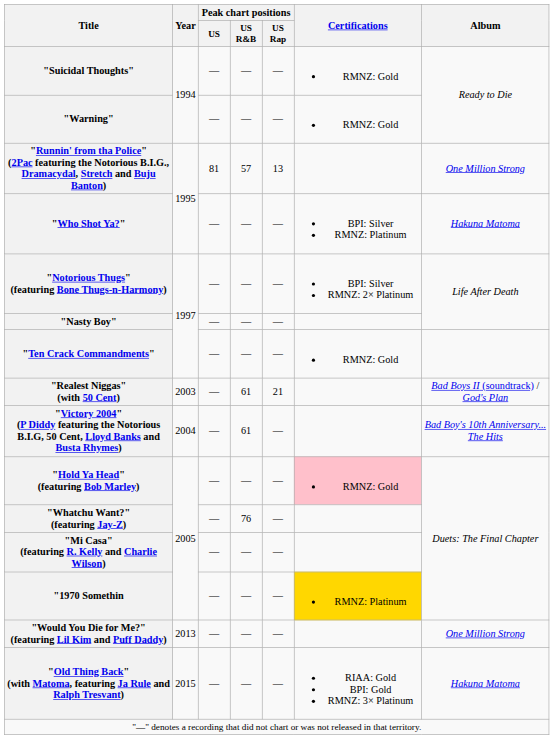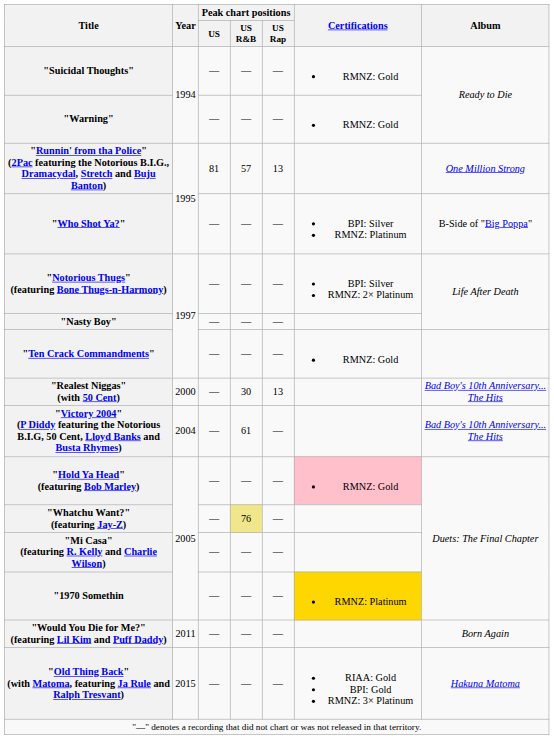(485, 223) Hakuna Matoma -> (485, 223) B-Side of "Big Poppa"
(185, 391) 2003 -> (185, 391) 2000
(246, 391) 61 -> (246, 391) 30
(278, 391) 21 -> (278, 391) 13
(485, 391) Bad Boys II (soundtrack) / God's Plan -> (485, 391) Bad Boy's 10th Anniversary... The Hits
(246, 518) no background -> (246, 518) khaki background
(185, 634) 2013 -> (185, 634) 2011
(485, 634) One Million Strong -> (485, 634) Born Again
